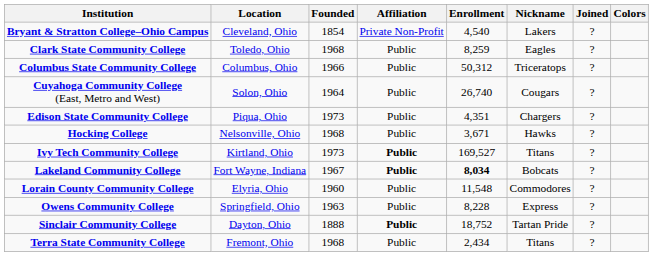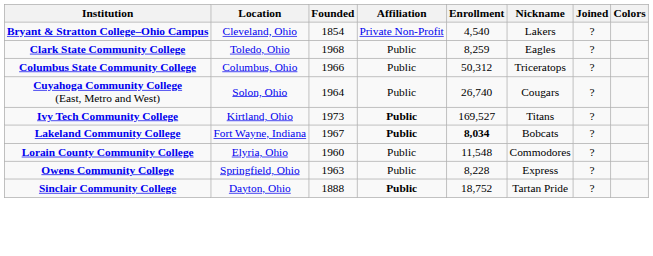- row: (108, 116)
- row: (108, 134)
- row: (108, 242)
